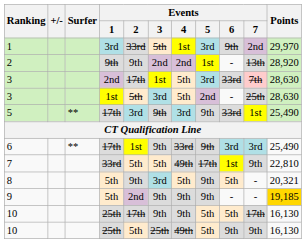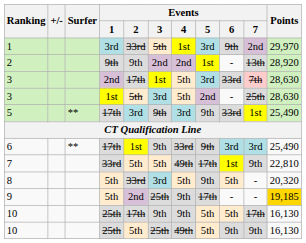(136, 180) 9th -> (136, 180) 33rd
(284, 180) 20,321 -> (284, 180) 20,320
(160, 197) 9th -> (160, 197) 25th
(208, 197) 9th -> (208, 197) 17th
